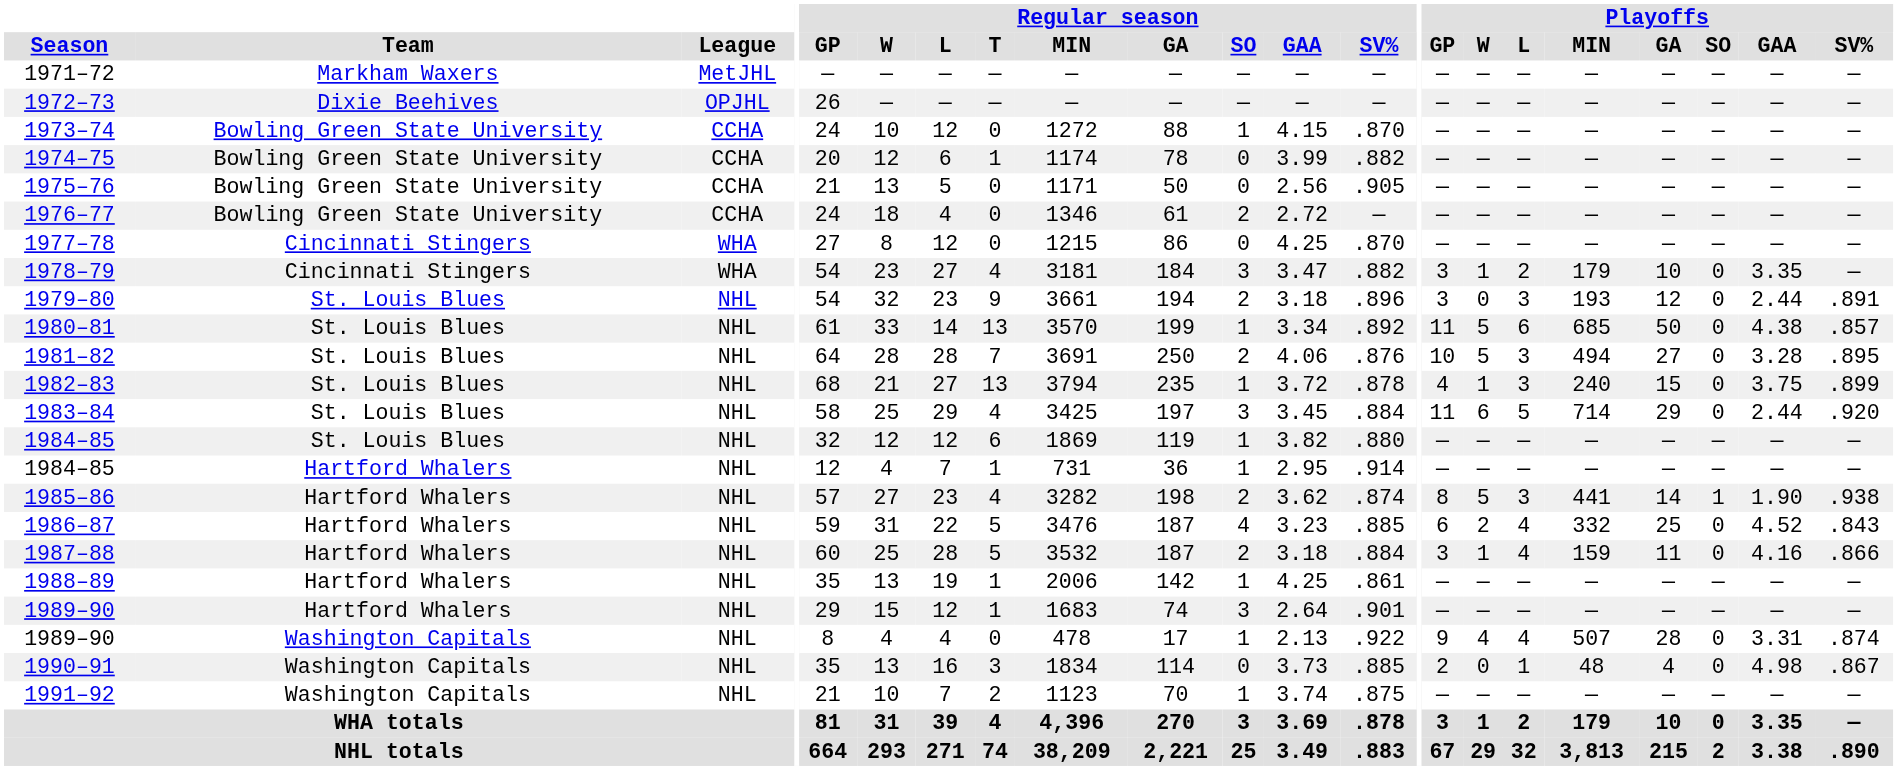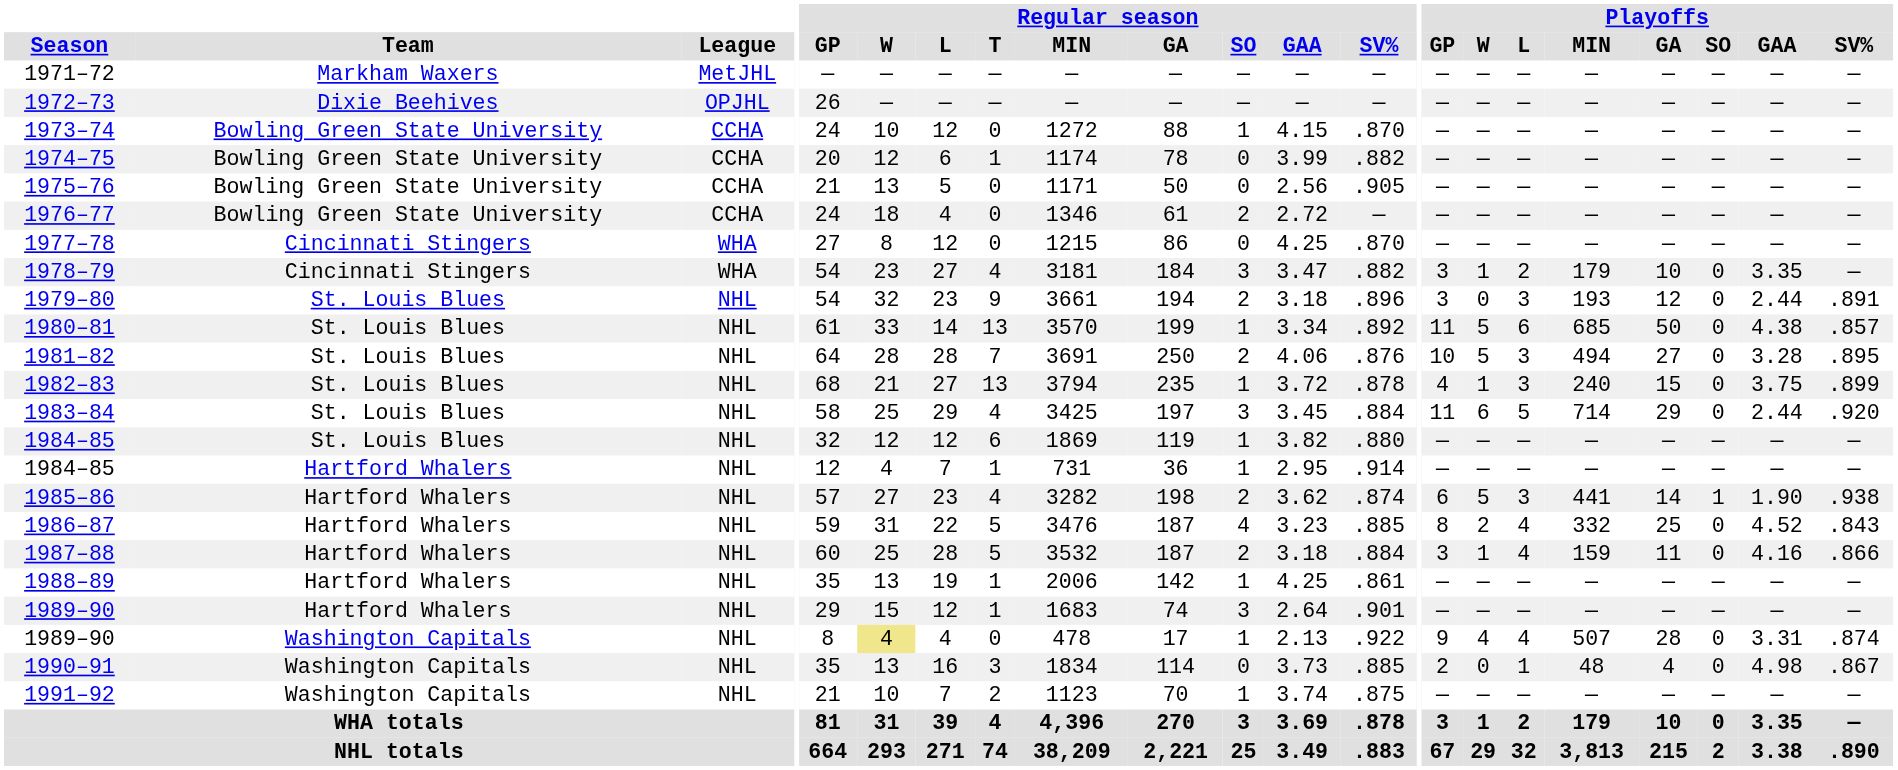(1442, 498) 8 -> (1442, 498) 6
(1442, 526) 6 -> (1442, 526) 8
(886, 639) no background -> (886, 639) khaki background
